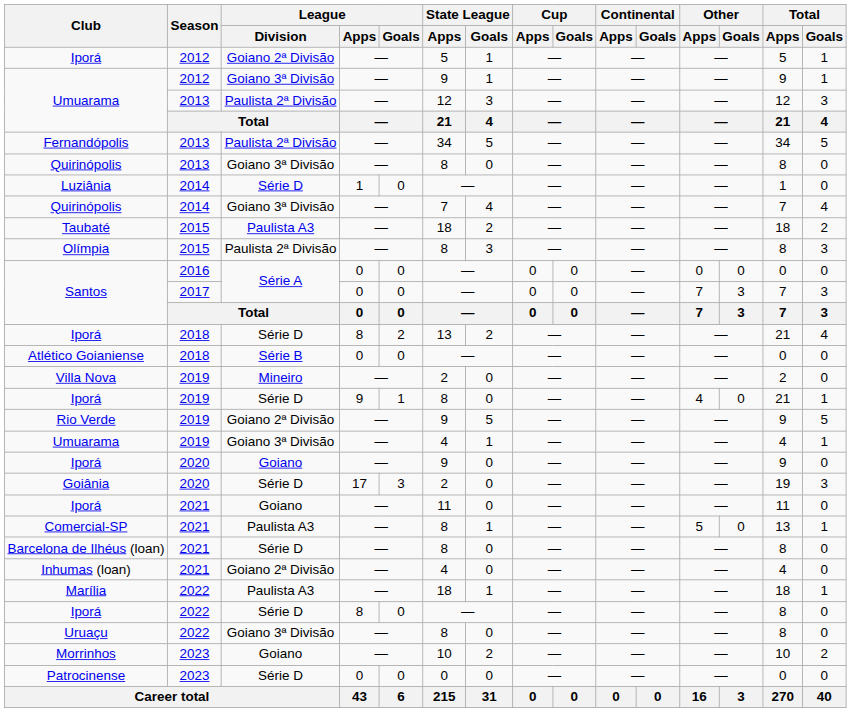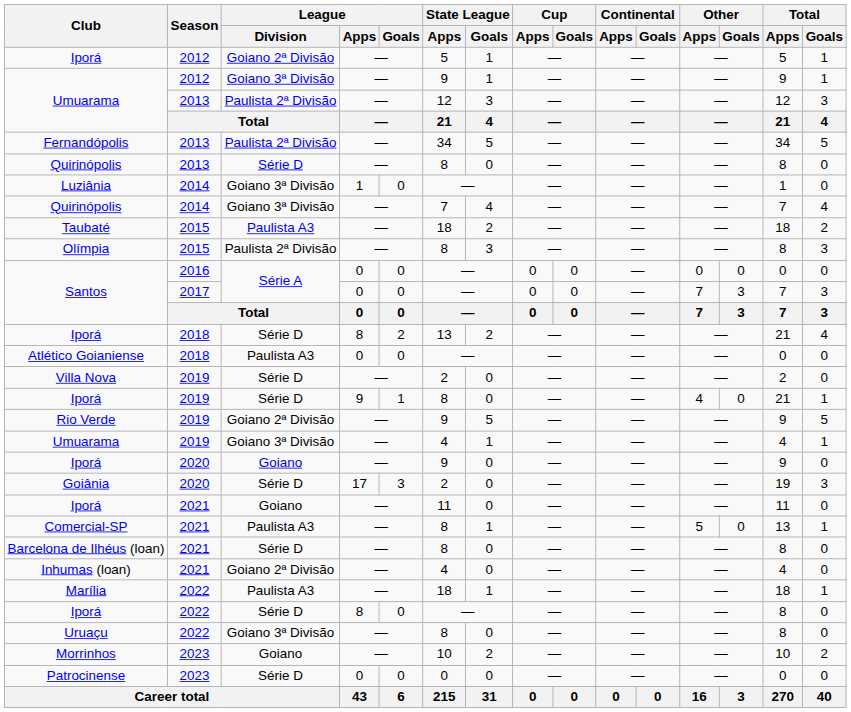(281, 164) Goiano 3ª Divisão -> (281, 164) Série D
(281, 185) Série D -> (281, 185) Goiano 3ª Divisão
(281, 356) Série B -> (281, 356) Paulista A3
(281, 377) Mineiro -> (281, 377) Série D
